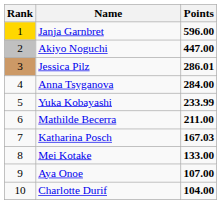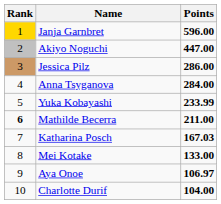(199, 66) 286.01 -> (199, 66) 286.00
(20, 119) normal -> (20, 119) bold
(199, 173) 107.00 -> (199, 173) 106.97
